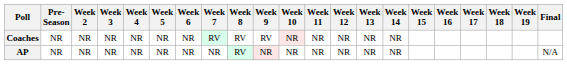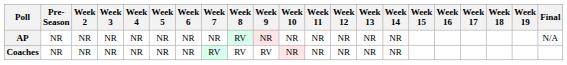rows swapped: (23, 53) <-> (23, 38)
